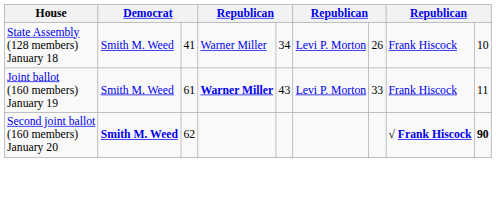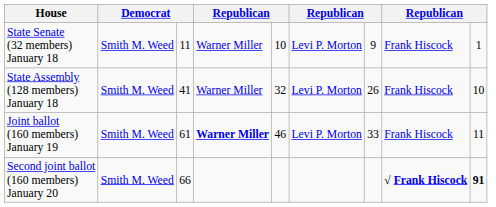+ row: (40, 45)
(284, 45) 34 -> (280, 90) 32
(284, 90) 43 -> (280, 135) 46
(139, 135) bold -> (137, 179) normal
(189, 135) 62 -> (185, 179) 66
(483, 135) 90 -> (479, 179) 91
